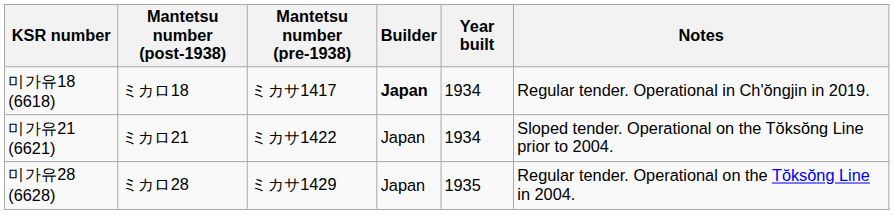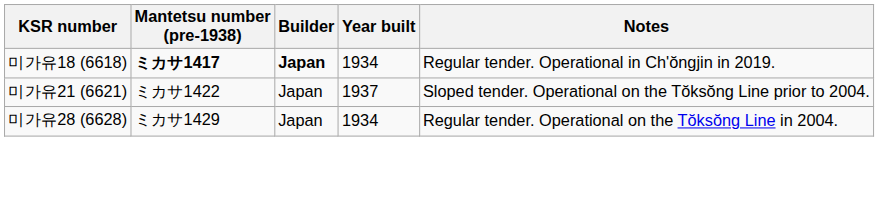- column: (183, 35)
(294, 90) normal -> (177, 62) bold
(463, 138) 1934 -> (360, 92) 1937
(463, 185) 1935 -> (360, 121) 1934
